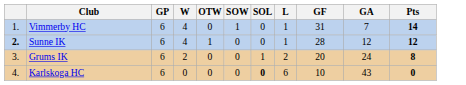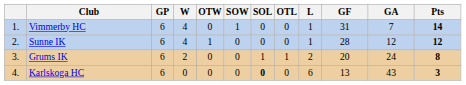+ column: (287, 12)
(16, 42) bold -> (16, 42) normal
(320, 73) 10 -> (345, 73) 13
(413, 73) 0 -> (438, 73) 3
